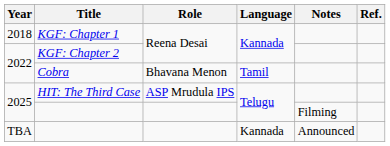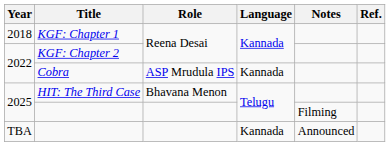(186, 72) Bhavana Menon -> (190, 72) ASP Mrudula IPS
(254, 72) Tamil -> (262, 72) Kannada
(190, 92) ASP Mrudula IPS -> (186, 92) Bhavana Menon
